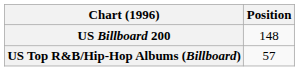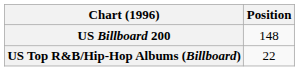(269, 55) 57 -> (269, 55) 22
